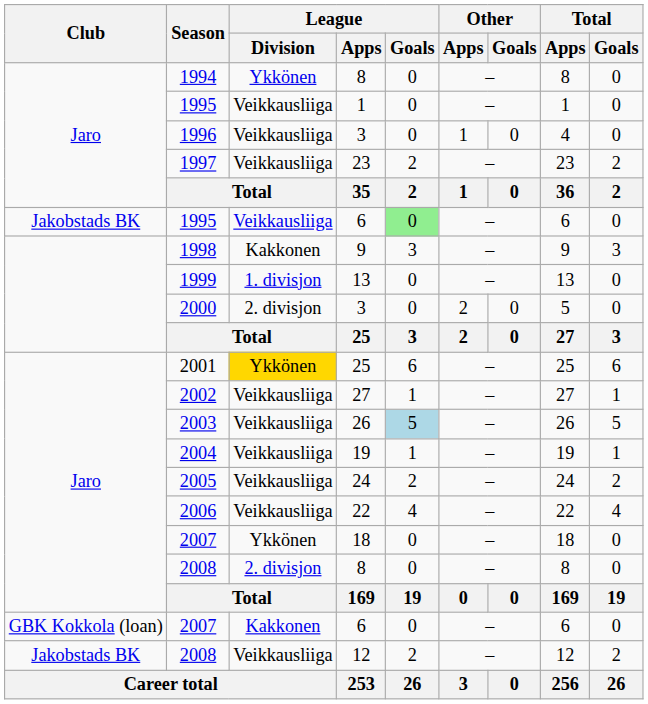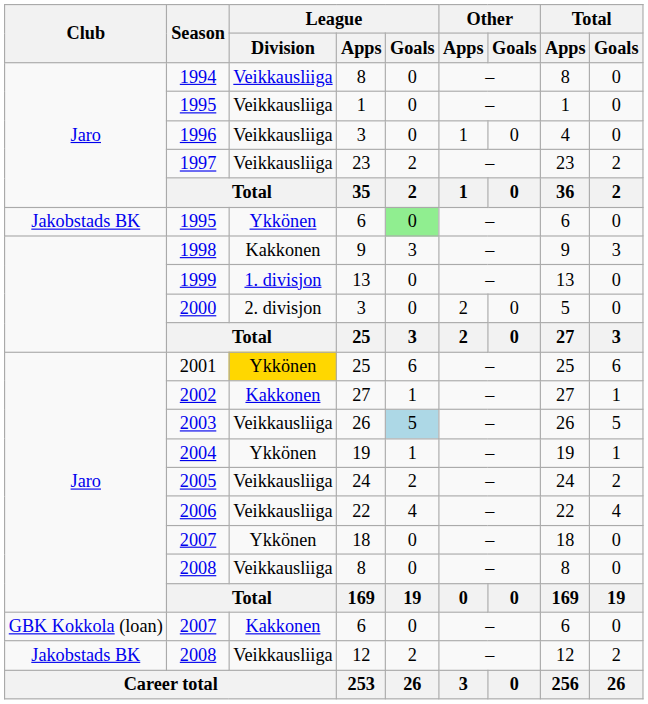(283, 76) Ykkönen -> (283, 76) Veikkausliiga
(283, 221) Veikkausliiga -> (283, 221) Ykkönen
(283, 395) Veikkausliiga -> (283, 395) Kakkonen
(283, 452) Veikkausliiga -> (283, 452) Ykkönen
(283, 568) 2. divisjon -> (283, 568) Veikkausliiga
